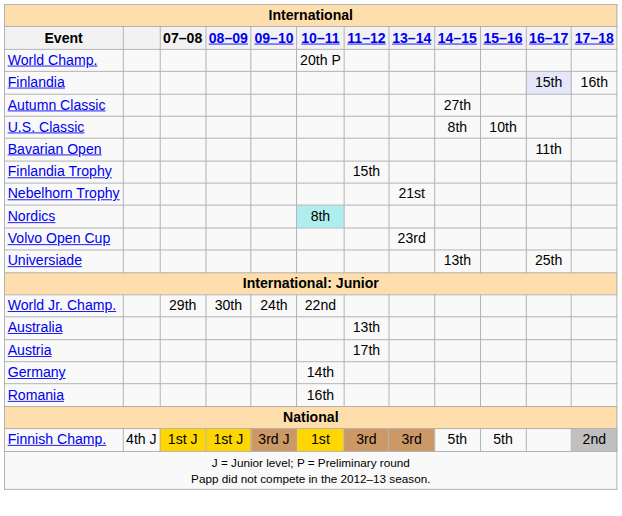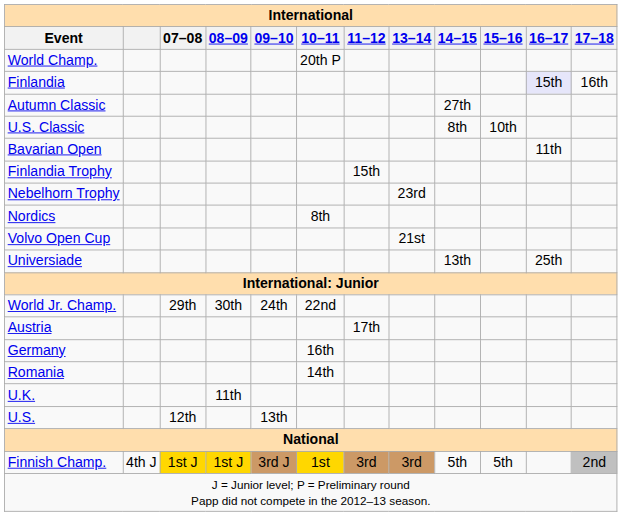(412, 194) 21st -> (412, 194) 23rd
(320, 216) paleturquoise background -> (320, 216) no background
(412, 238) 23rd -> (412, 238) 21st
- row: (35, 328)
(320, 372) 14th -> (320, 350) 16th
(320, 395) 16th -> (320, 372) 14th
+ row: (21, 395)
+ row: (21, 417)
